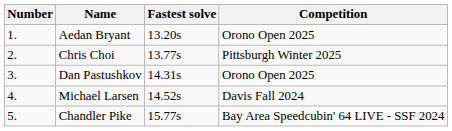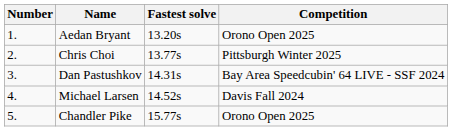(268, 75) Orono Open 2025 -> (333, 75) Bay Area Speedcubin' 64 LIVE - SSF 2024
(333, 116) Bay Area Speedcubin' 64 LIVE - SSF 2024 -> (268, 116) Orono Open 2025
